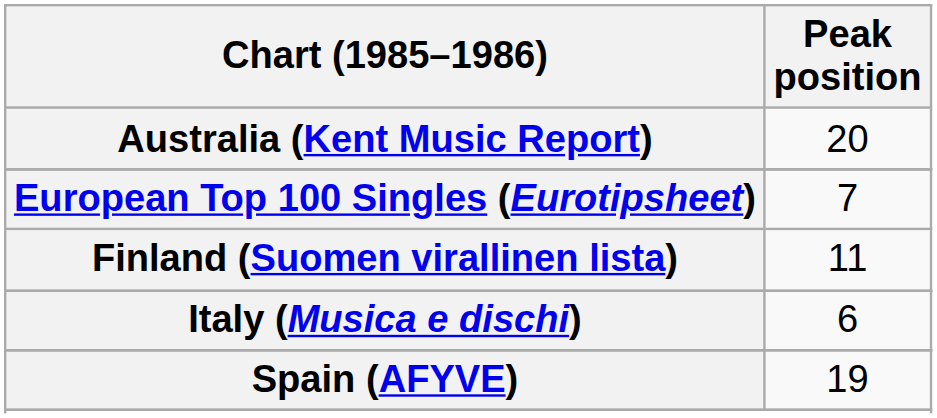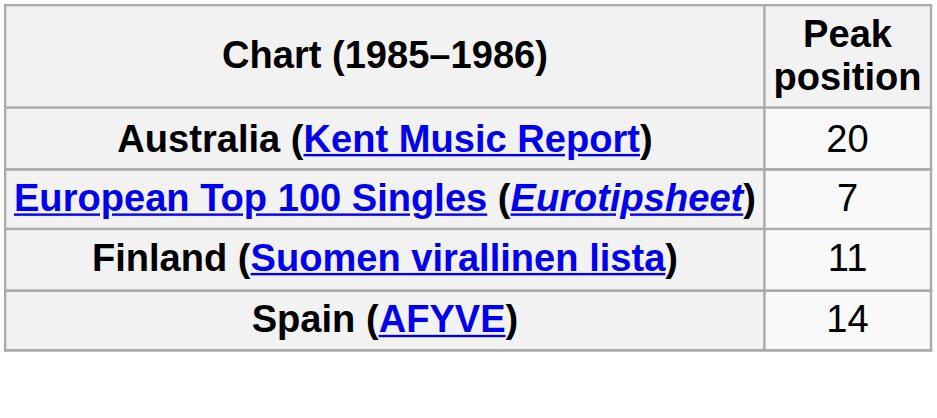- row: (385, 319)
(848, 379) 19 -> (848, 319) 14
